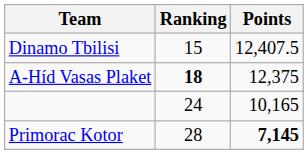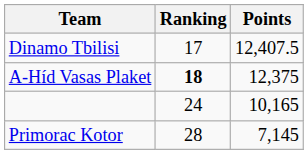(193, 47) 15 -> (193, 47) 17
(278, 134) bold -> (278, 134) normal
